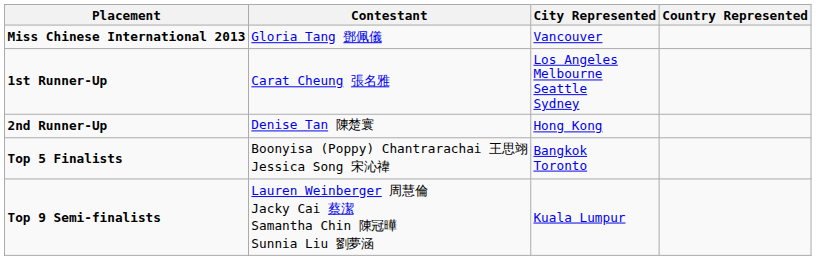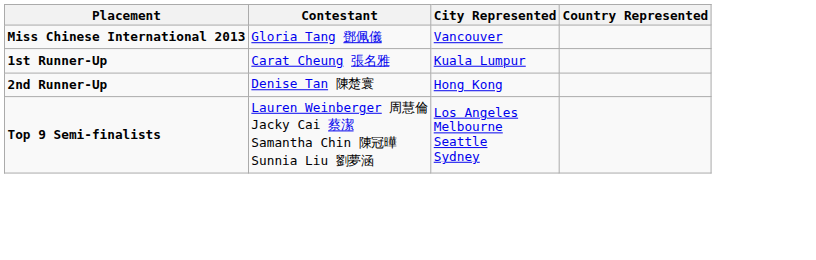(576, 81) Los Angeles Melbourne Seattle Sydney -> (480, 61) Kuala Lumpur
- row: (65, 158)
(579, 217) Kuala Lumpur -> (476, 135) Los Angeles Melbourne Seattle Sydney
